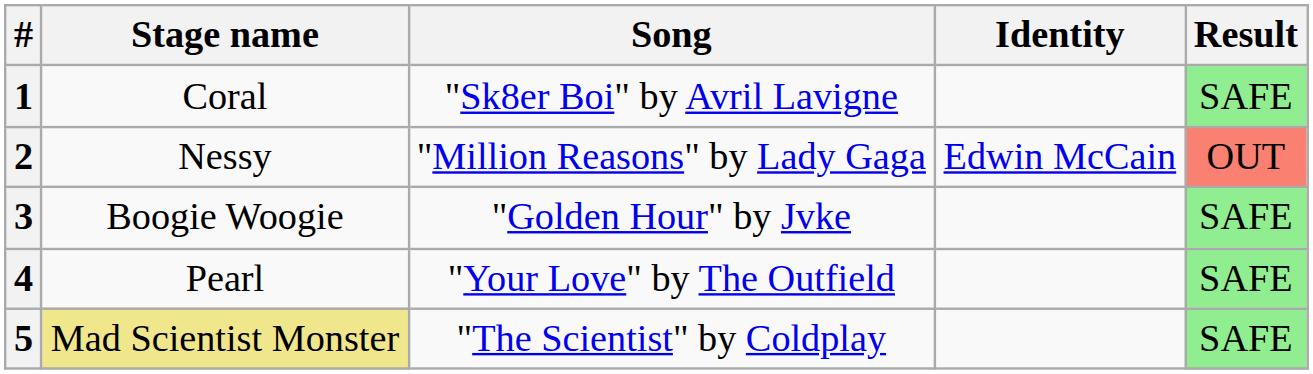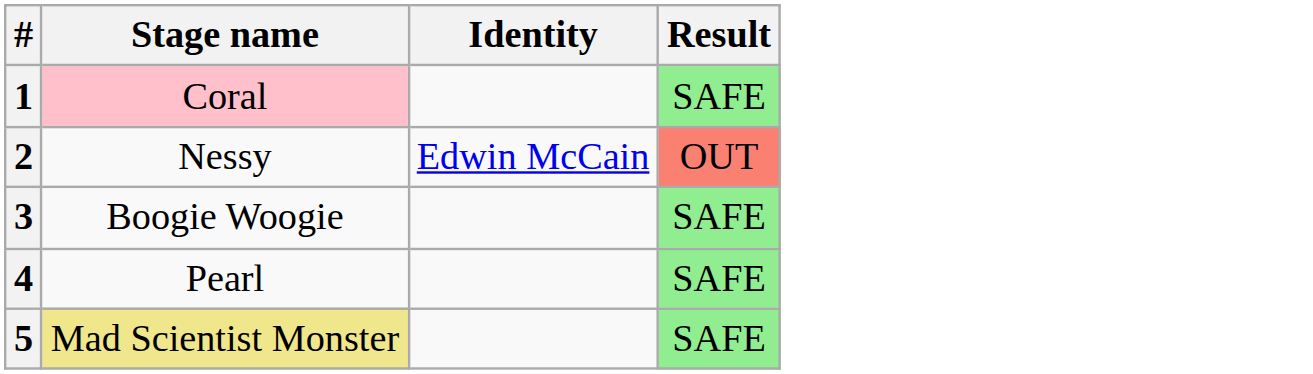- column: (671, 34)
(225, 95) no background -> (225, 95) pink background
